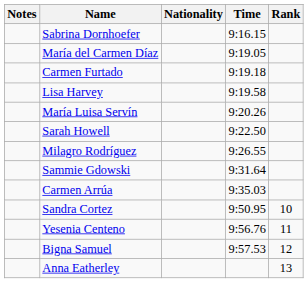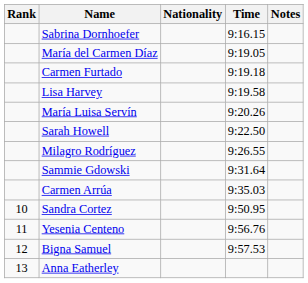columns swapped: (286, 14) <-> (22, 14)
